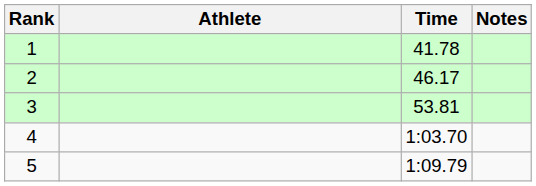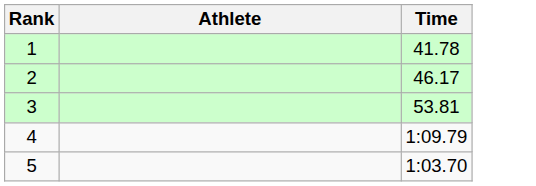- column: (502, 19)
(436, 136) 1:03.70 -> (436, 136) 1:09.79
(436, 166) 1:09.79 -> (436, 166) 1:03.70
